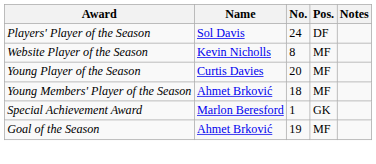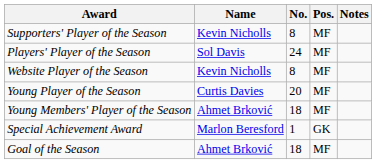+ row: (87, 33)
(321, 33) DF -> (322, 52) MF
(295, 129) 19 -> (295, 149) 18
